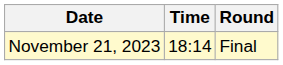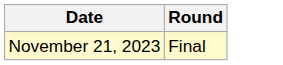- column: (190, 18)
